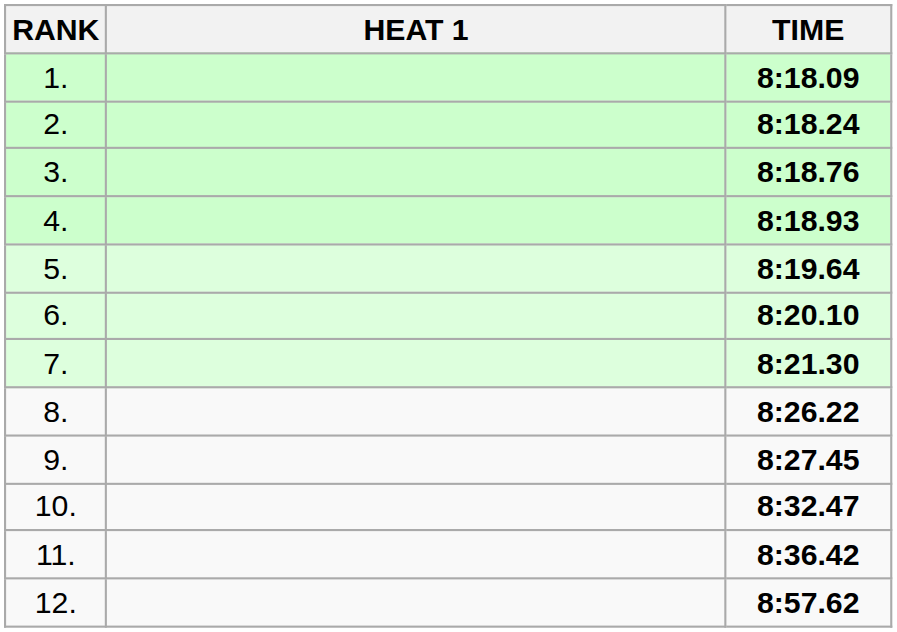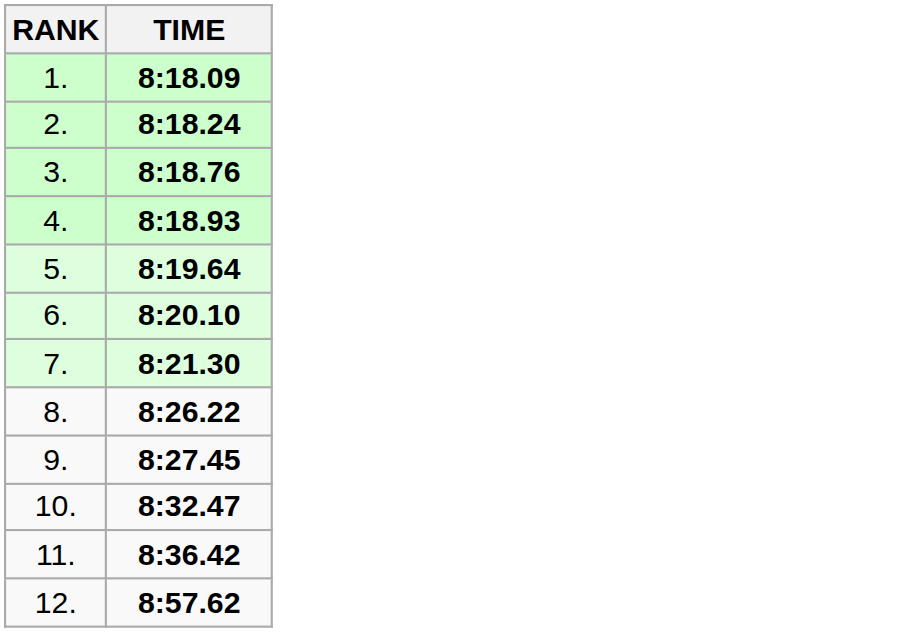- column: (416, 29)
